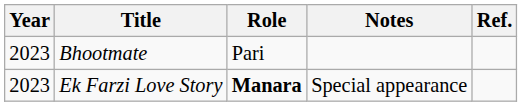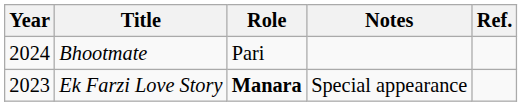(30, 52) 2023 -> (30, 52) 2024
